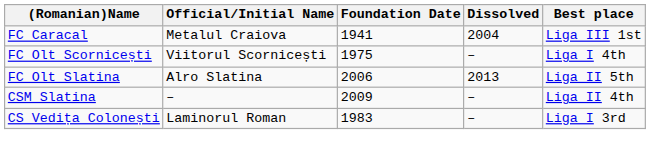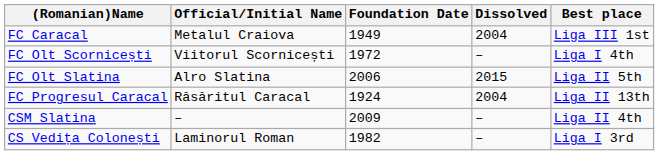(357, 36) 1941 -> (365, 36) 1949
(357, 57) 1975 -> (365, 57) 1972
(483, 77) 2013 -> (491, 77) 2015
+ row: (88, 98)
(357, 118) 1983 -> (365, 139) 1982
